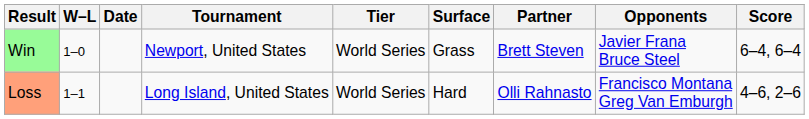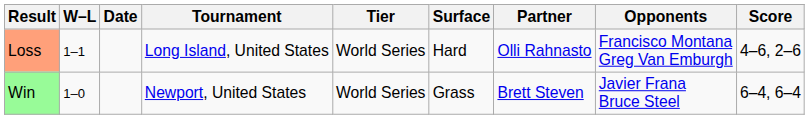rows swapped: (22, 50) <-> (25, 93)
